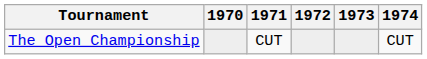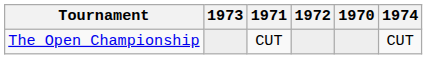columns swapped: (225, 17) <-> (356, 17)
